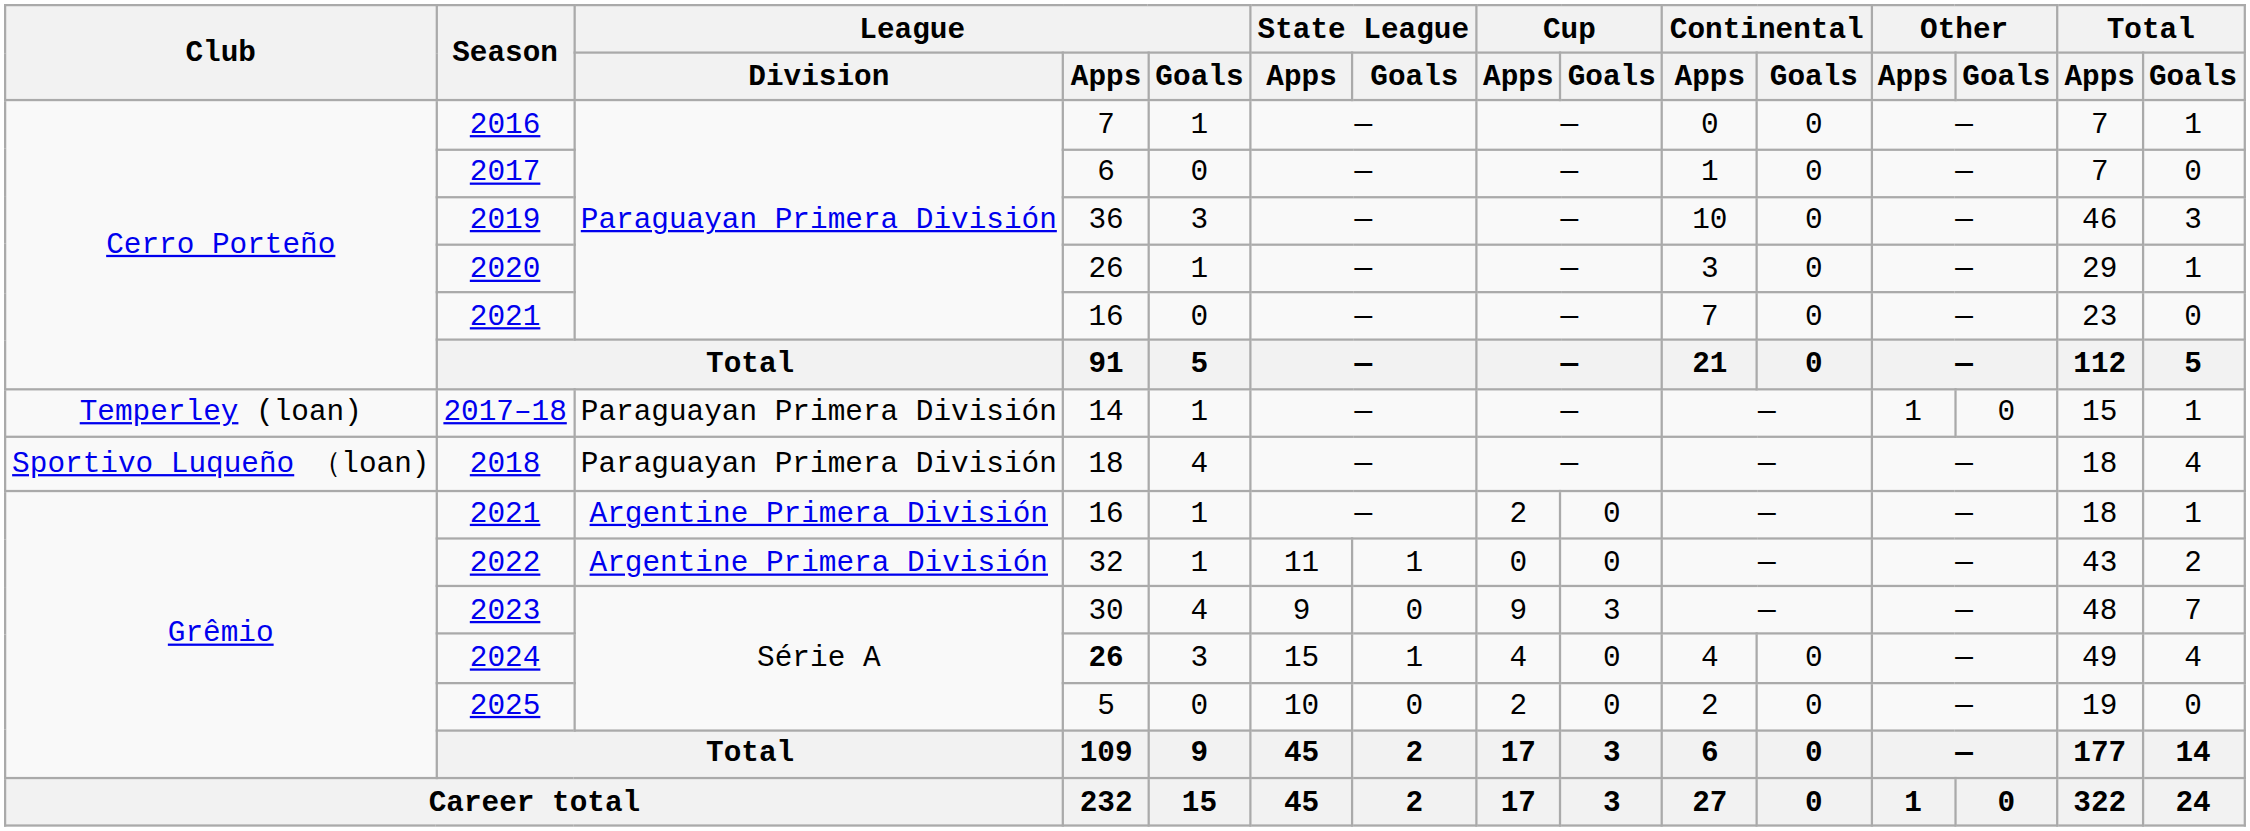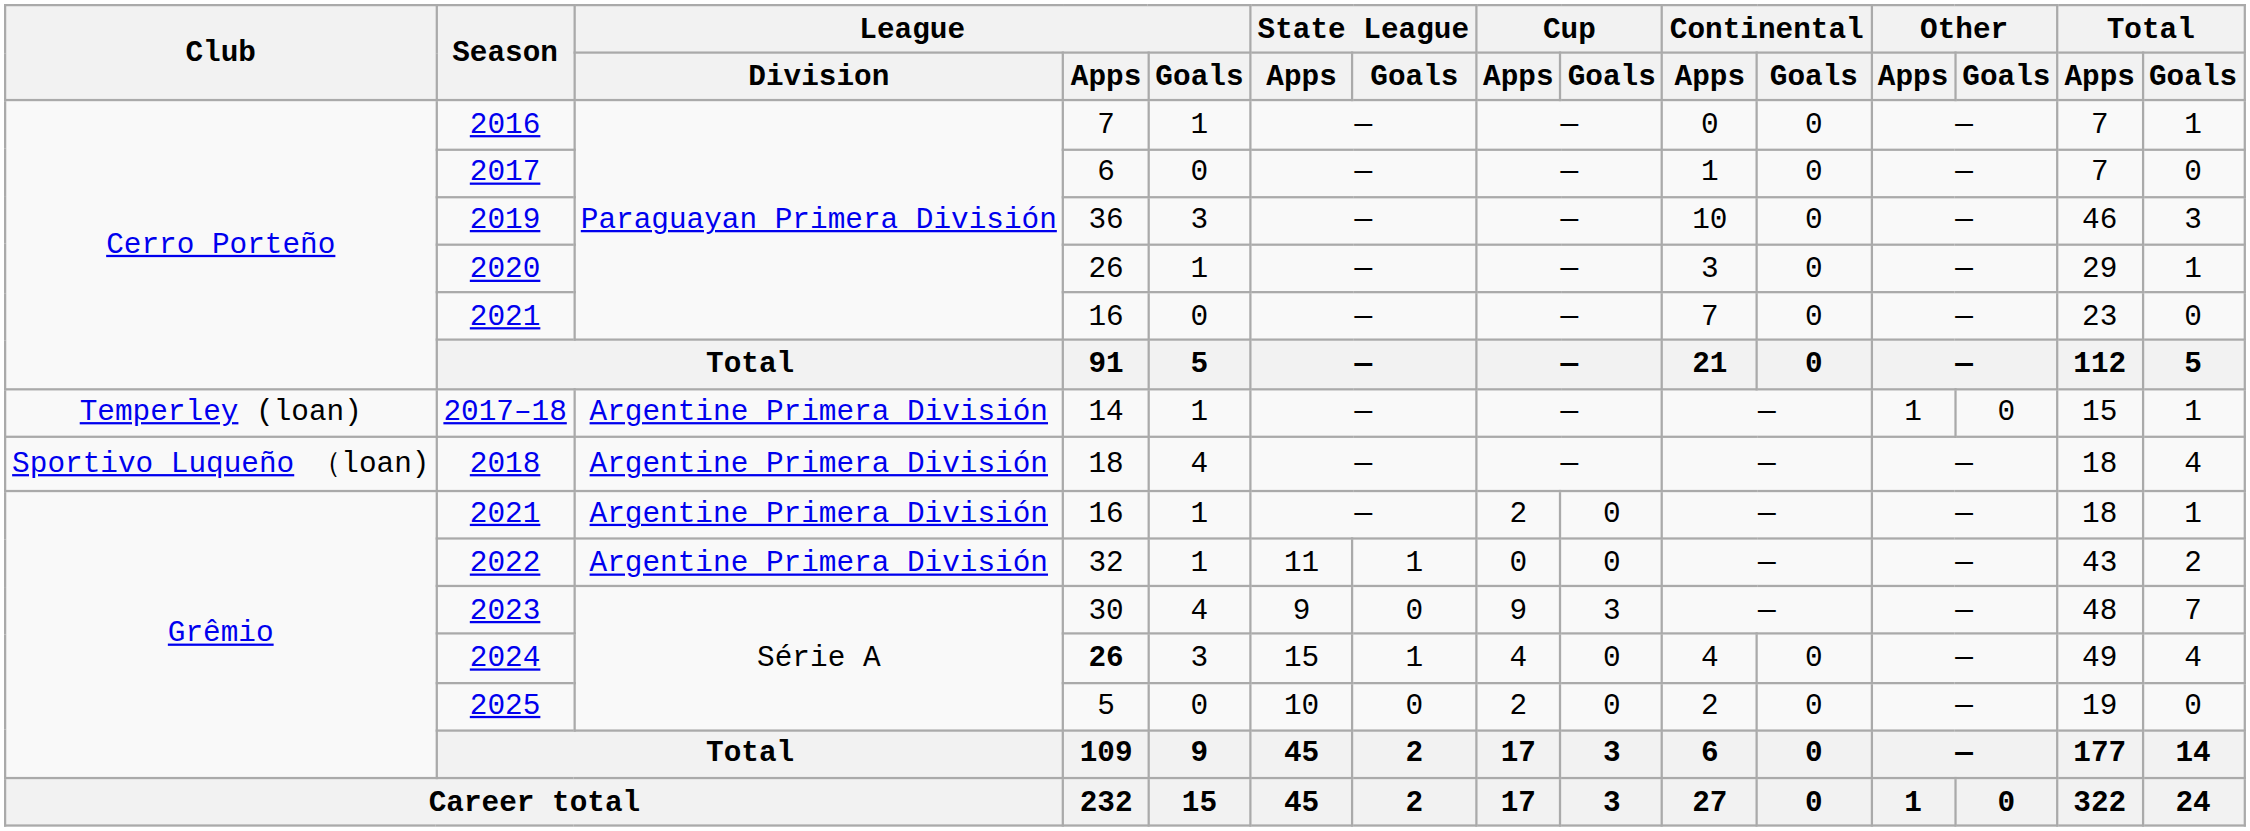(819, 412) Paraguayan Primera División -> (819, 412) Argentine Primera División
(819, 463) Paraguayan Primera División -> (819, 463) Argentine Primera División
